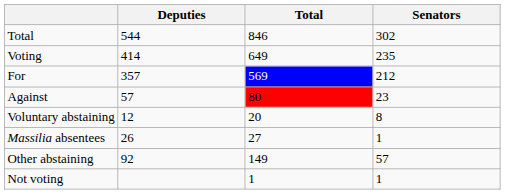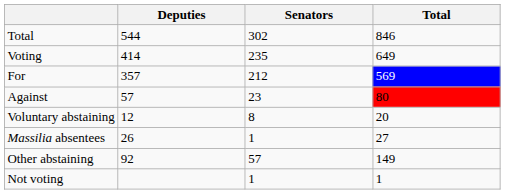columns swapped: (436, 14) <-> (309, 14)
